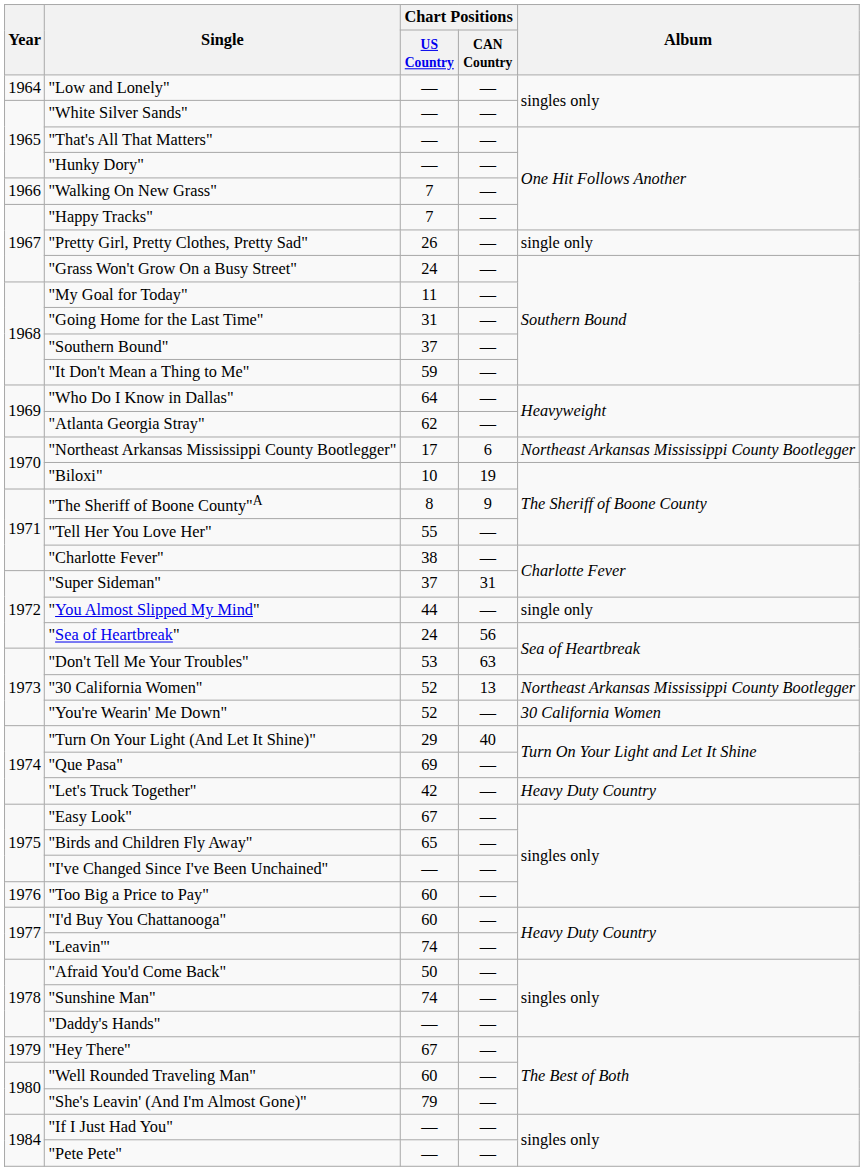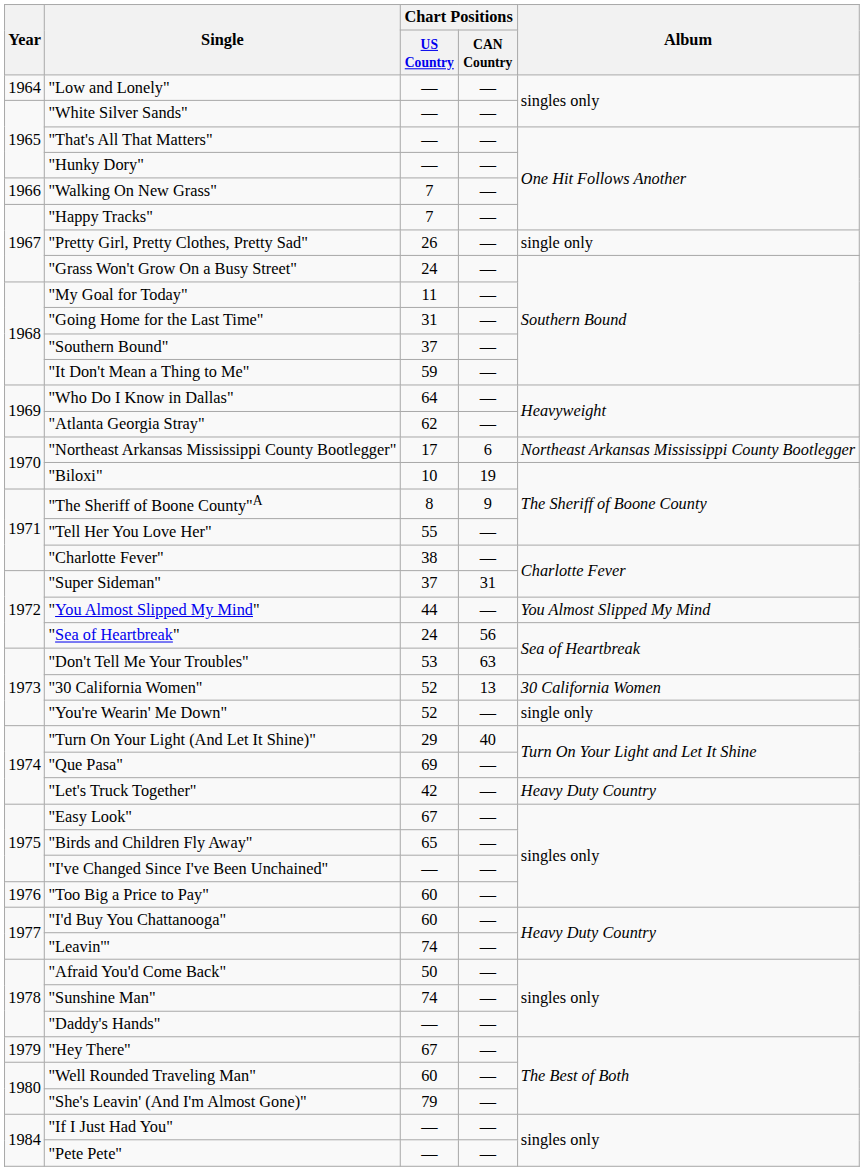(557, 609) single only -> (616, 609) You Almost Slipped My Mind
(688, 687) Northeast Arkansas Mississippi County Bootlegger -> (591, 687) 30 California Women
(591, 713) 30 California Women -> (557, 713) single only
